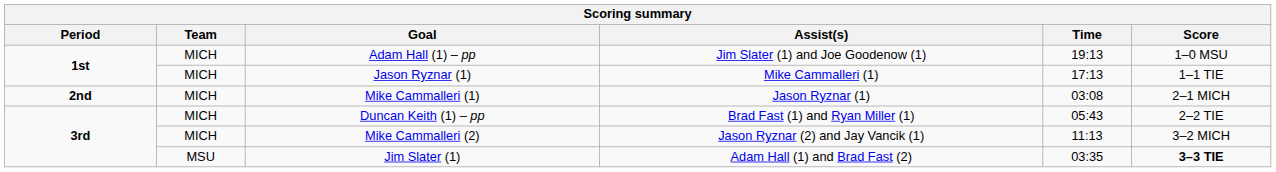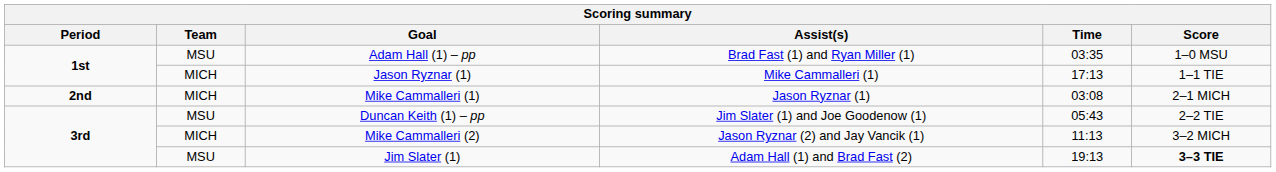(201, 55) MICH -> (201, 55) MSU
(821, 55) Jim Slater (1) and Joe Goodenow (1) -> (821, 55) Brad Fast (1) and Ryan Miller (1)
(1087, 55) 19:13 -> (1087, 55) 03:35
(201, 116) MICH -> (201, 116) MSU
(821, 116) Brad Fast (1) and Ryan Miller (1) -> (821, 116) Jim Slater (1) and Joe Goodenow (1)
(1087, 156) 03:35 -> (1087, 156) 19:13
